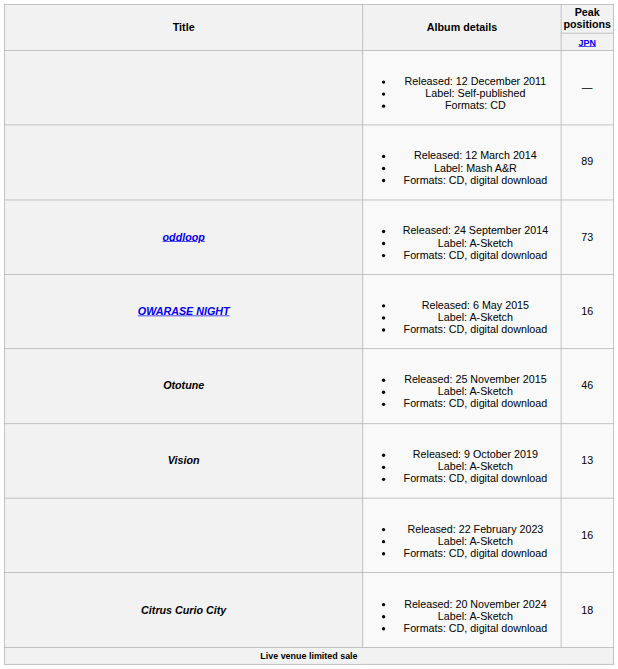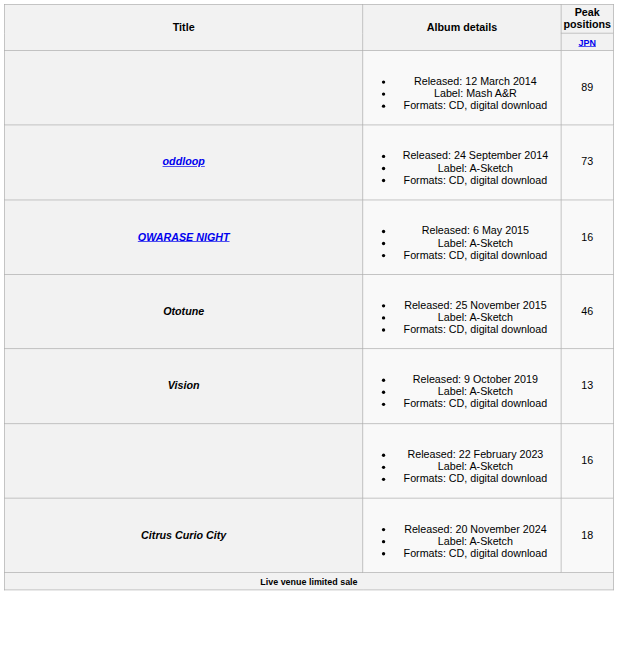- row: (462, 94)
